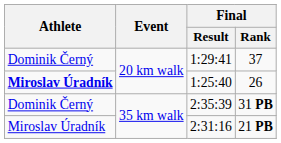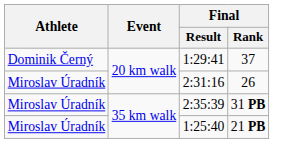(60, 82) bold -> (56, 82) normal
(211, 82) 1:25:40 -> (204, 82) 2:31:16
(50, 105) Dominik Černý -> (56, 105) Miroslav Úradník
(211, 127) 2:31:16 -> (204, 127) 1:25:40
